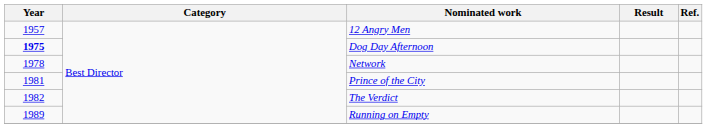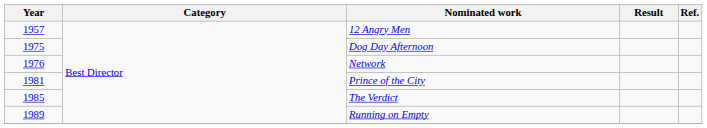(34, 47) bold -> (34, 47) normal
(34, 64) 1978 -> (34, 64) 1976
(34, 98) 1982 -> (34, 98) 1985
